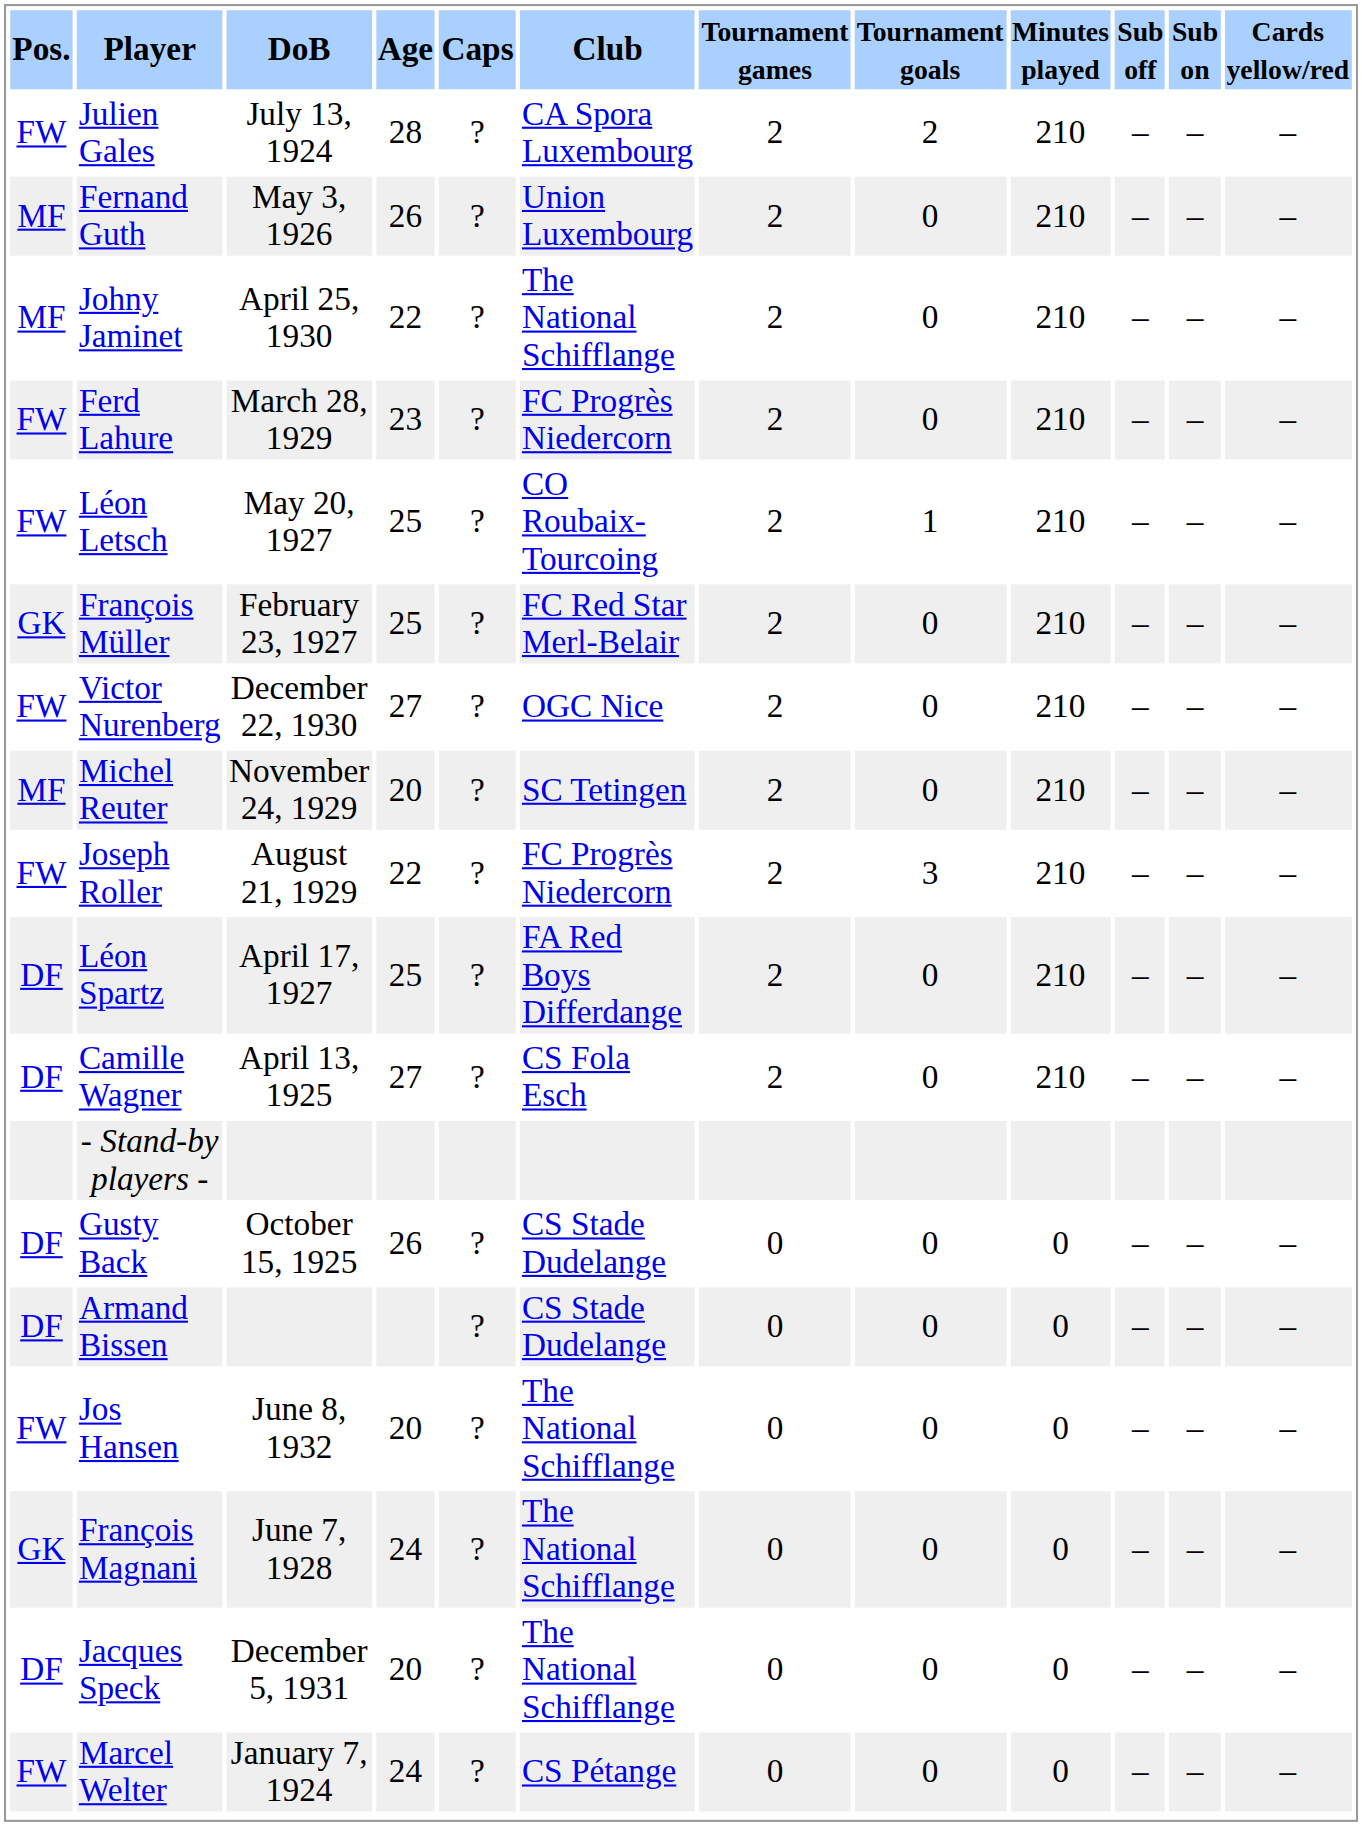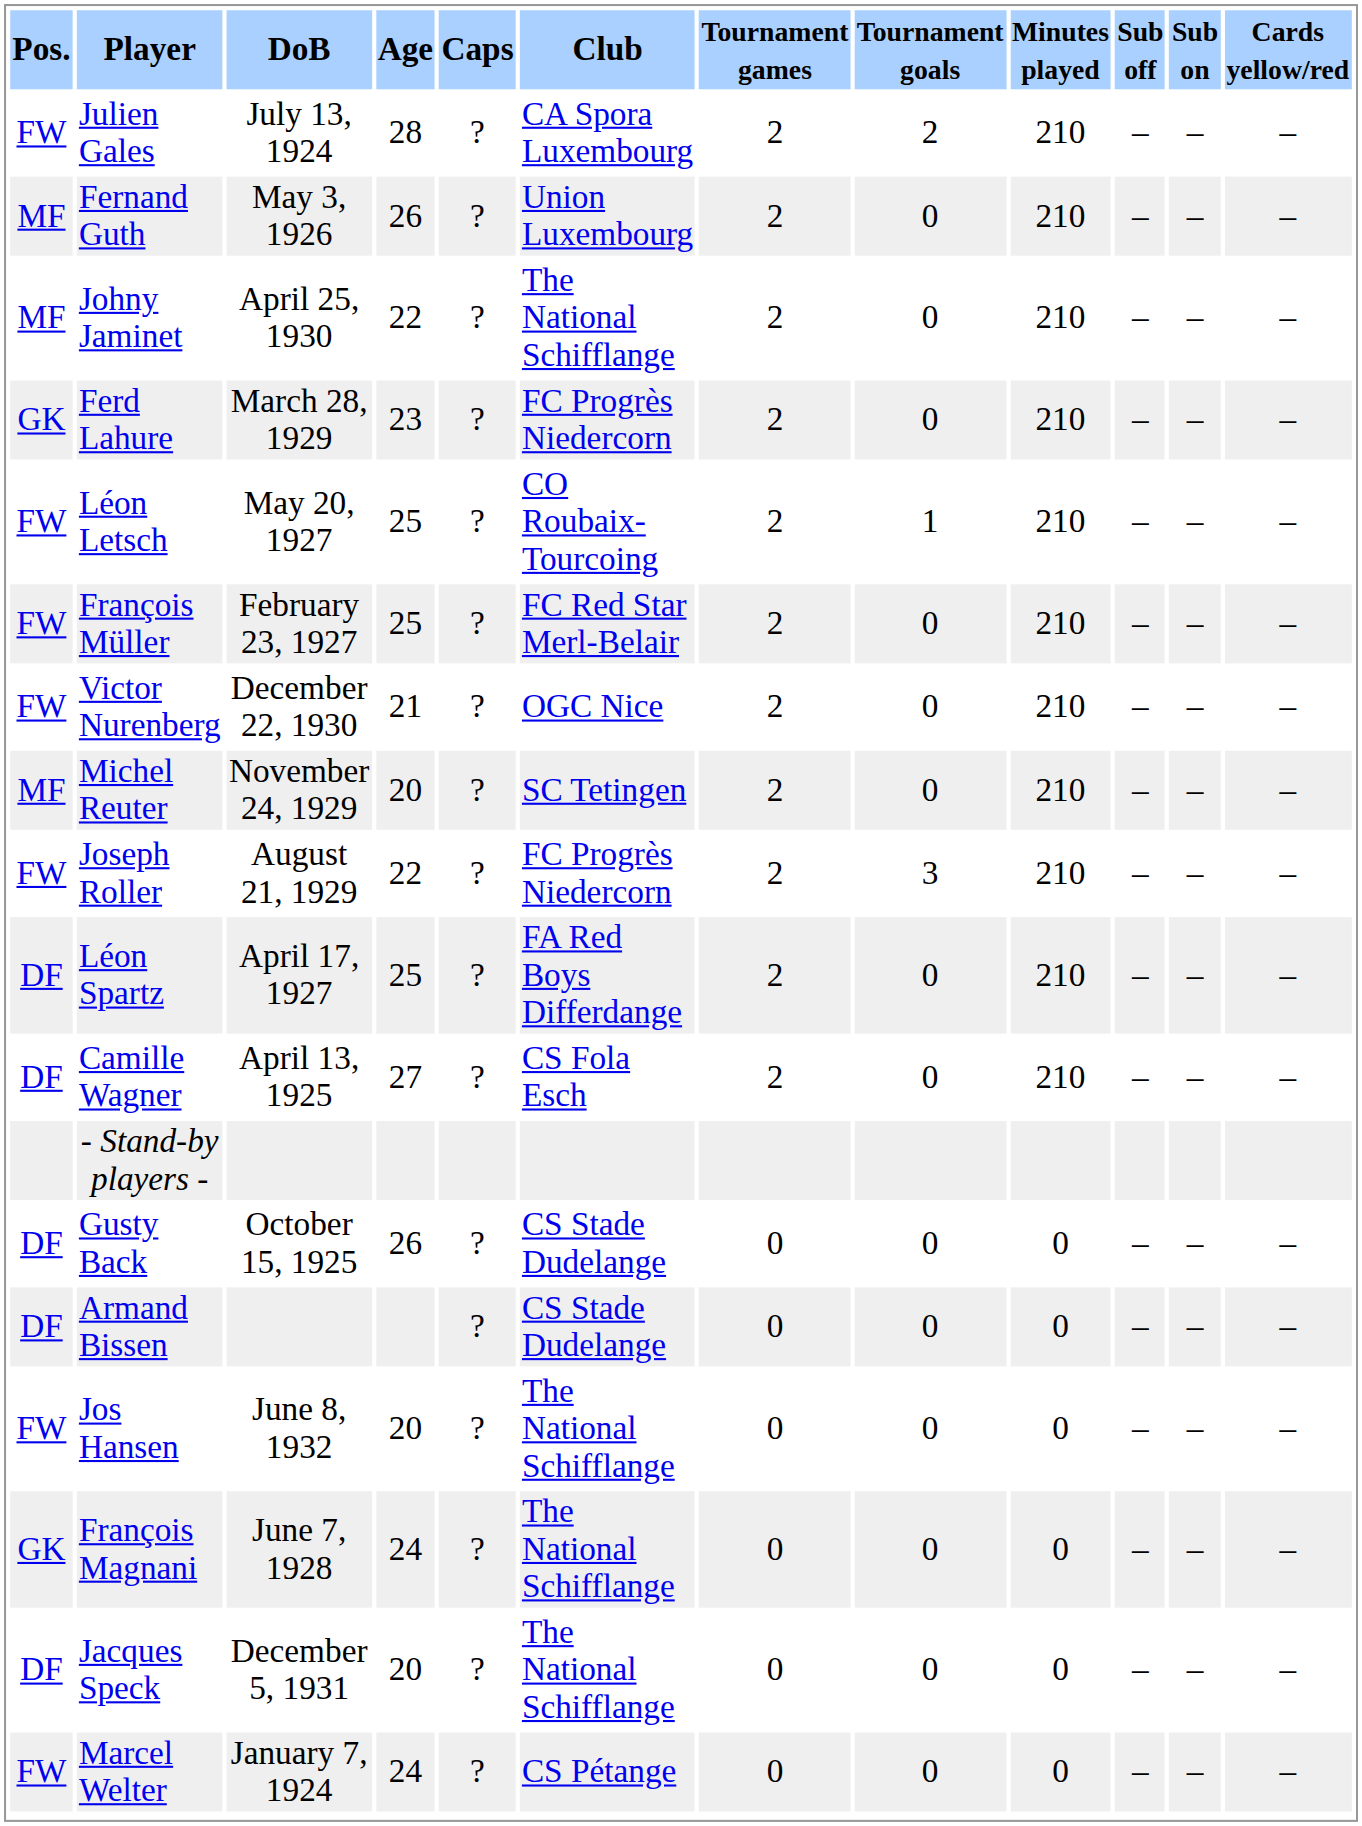(41, 419) FW -> (41, 419) GK
(41, 623) GK -> (41, 623) FW
(405, 706) 27 -> (405, 706) 21
